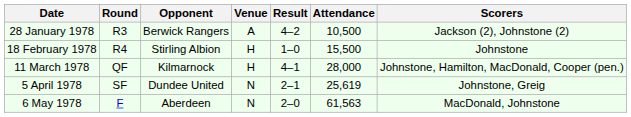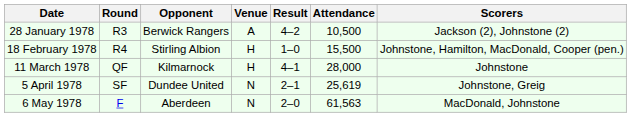(502, 49) Johnstone -> (502, 49) Johnstone, Hamilton, MacDonald, Cooper (pen.)
(502, 67) Johnstone, Hamilton, MacDonald, Cooper (pen.) -> (502, 67) Johnstone
